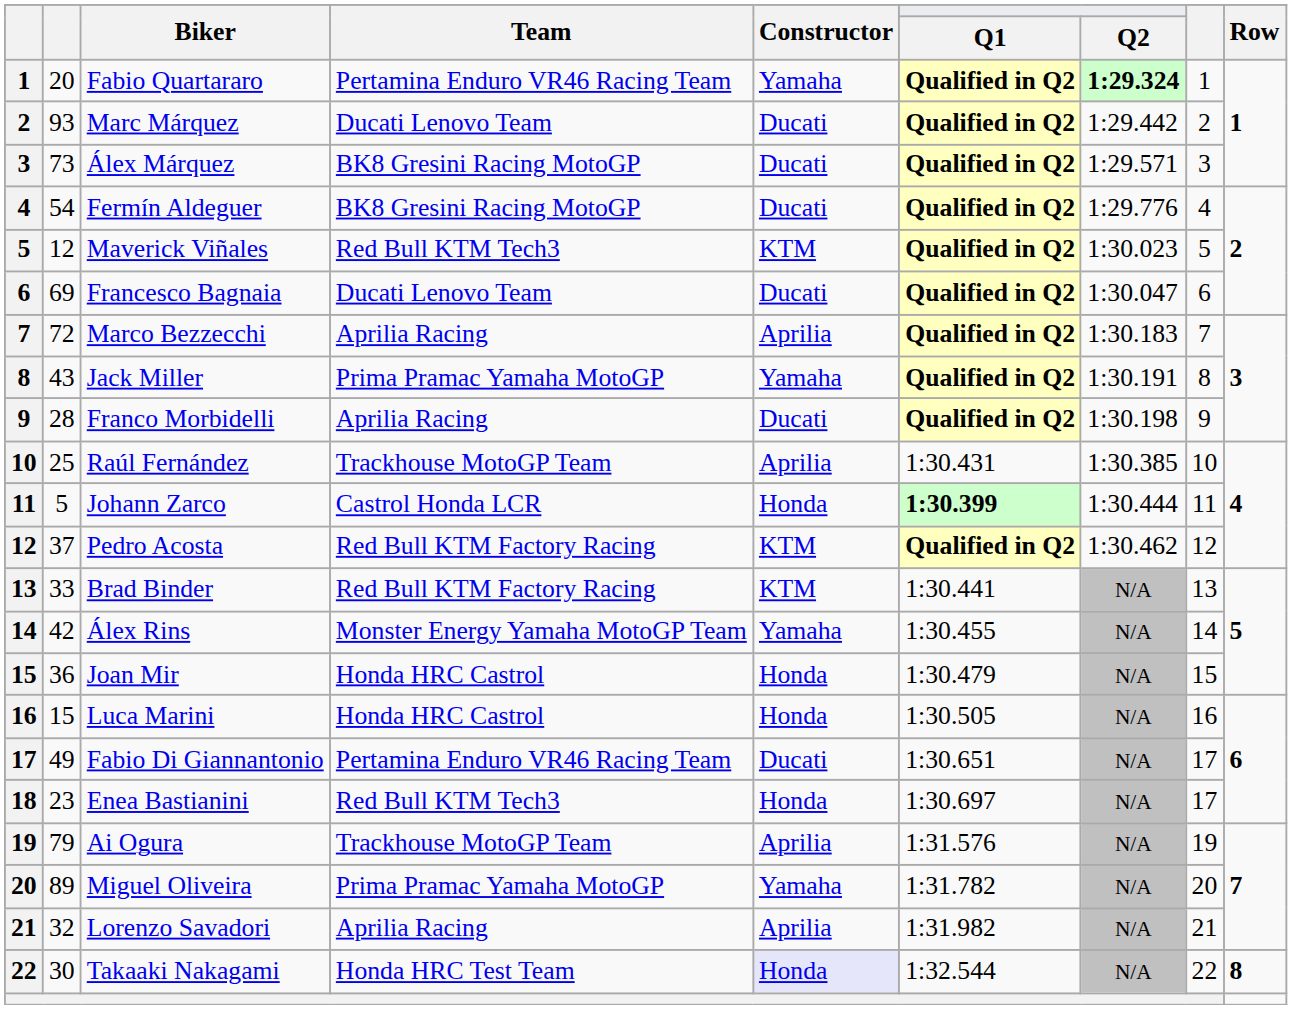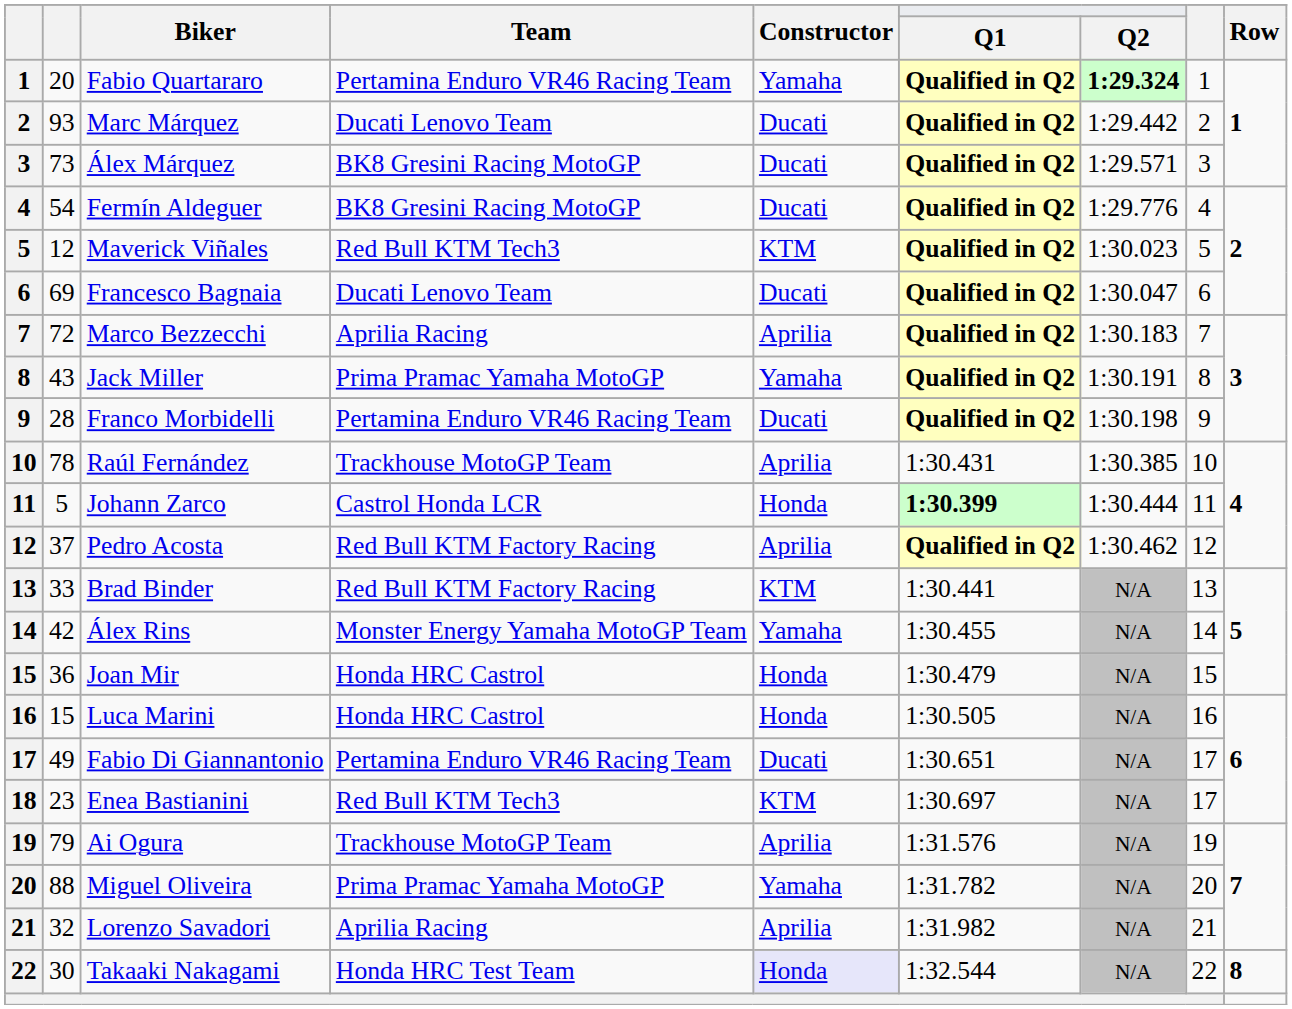(412, 419) Aprilia Racing -> (534, 419) Pertamina Enduro VR46 Racing Team
(62, 461) 25 -> (62, 461) 78
(787, 546) KTM -> (795, 546) Aprilia
(793, 800) Honda -> (787, 800) KTM
(62, 885) 89 -> (62, 885) 88
